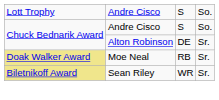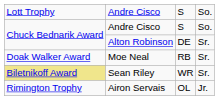(48, 57) khaki background -> (48, 57) no background
+ row: (136, 88)
